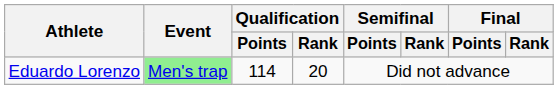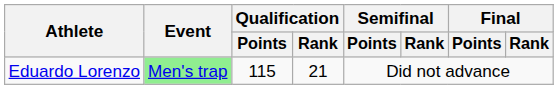(262, 71) 114 -> (262, 71) 115
(318, 71) 20 -> (318, 71) 21
